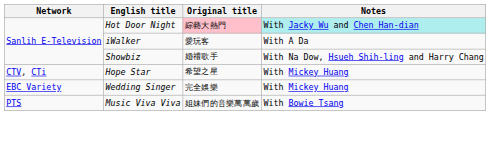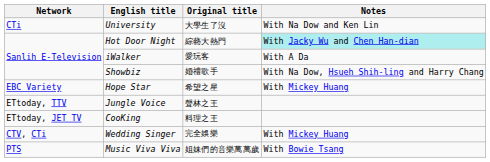+ row: (130, 26)
(205, 25) pink background -> (205, 41) no background
(26, 72) CTV, CTi -> (34, 88) EBC Variety
+ row: (135, 103)
+ row: (123, 118)
(34, 88) EBC Variety -> (26, 134) CTV, CTi
